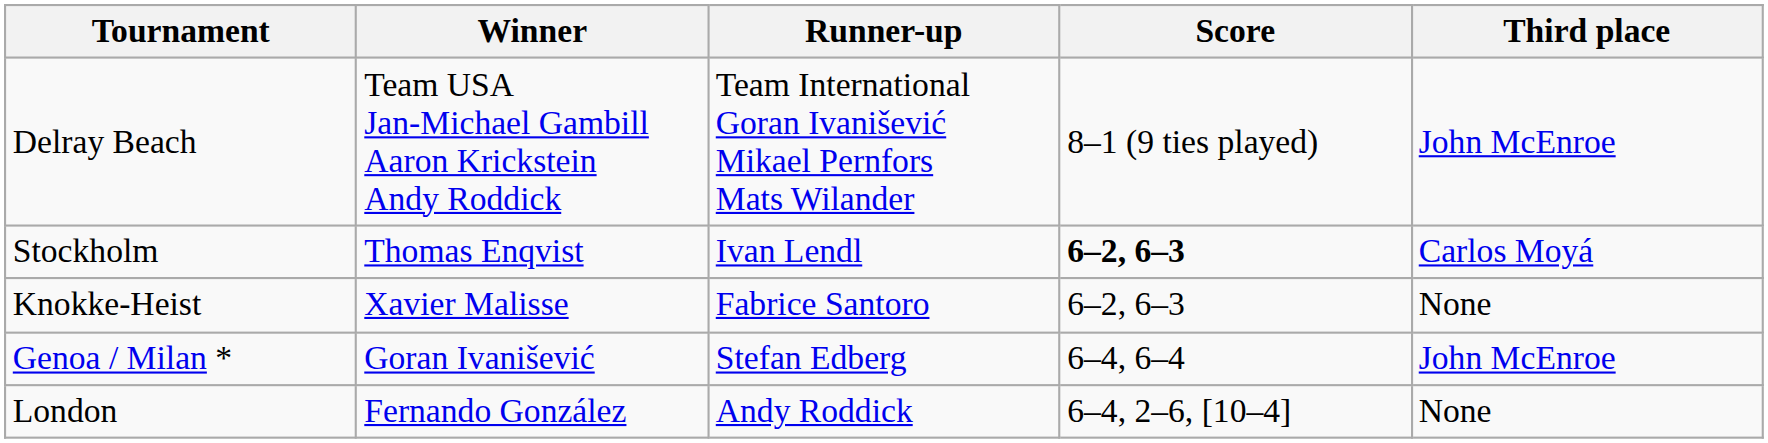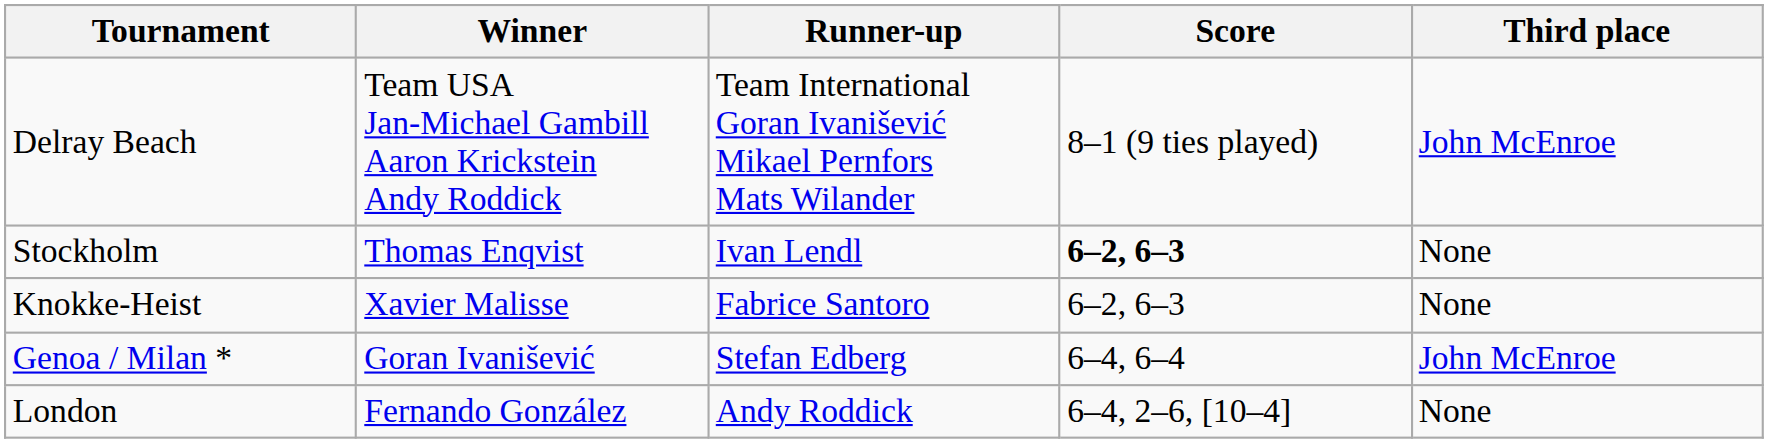(1506, 251) Carlos Moyá -> (1455, 251) None
